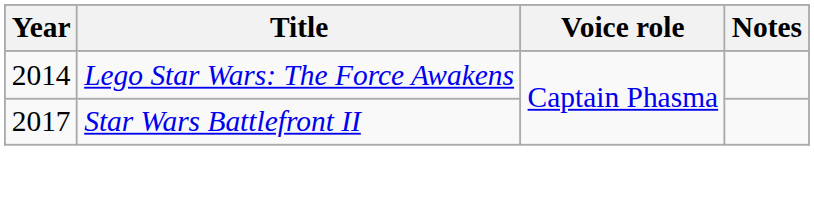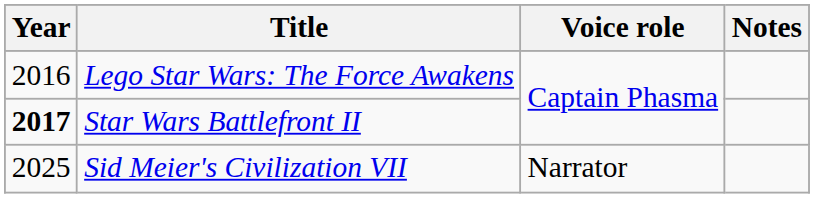(41, 74) 2014 -> (41, 74) 2016
(41, 121) normal -> (41, 121) bold
+ row: (246, 167)
